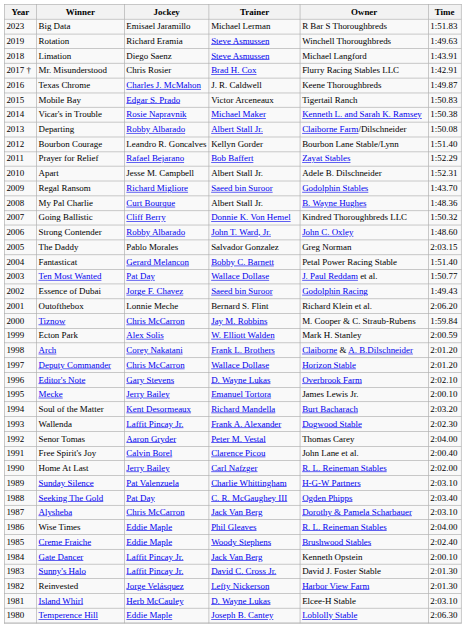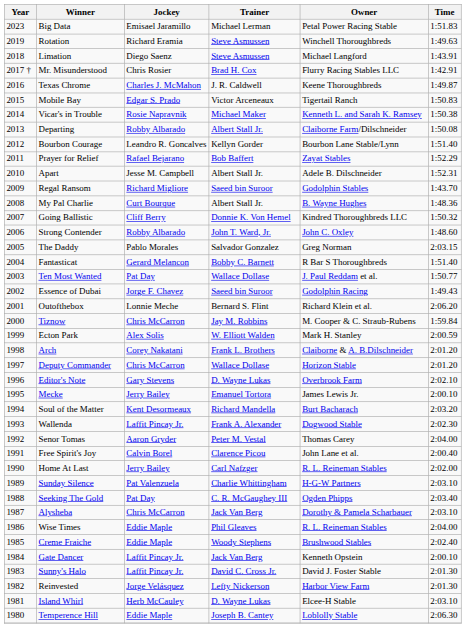(345, 26) R Bar S Thoroughbreds -> (350, 26) Petal Power Racing Stable
(350, 262) Petal Power Racing Stable -> (345, 262) R Bar S Thoroughbreds
